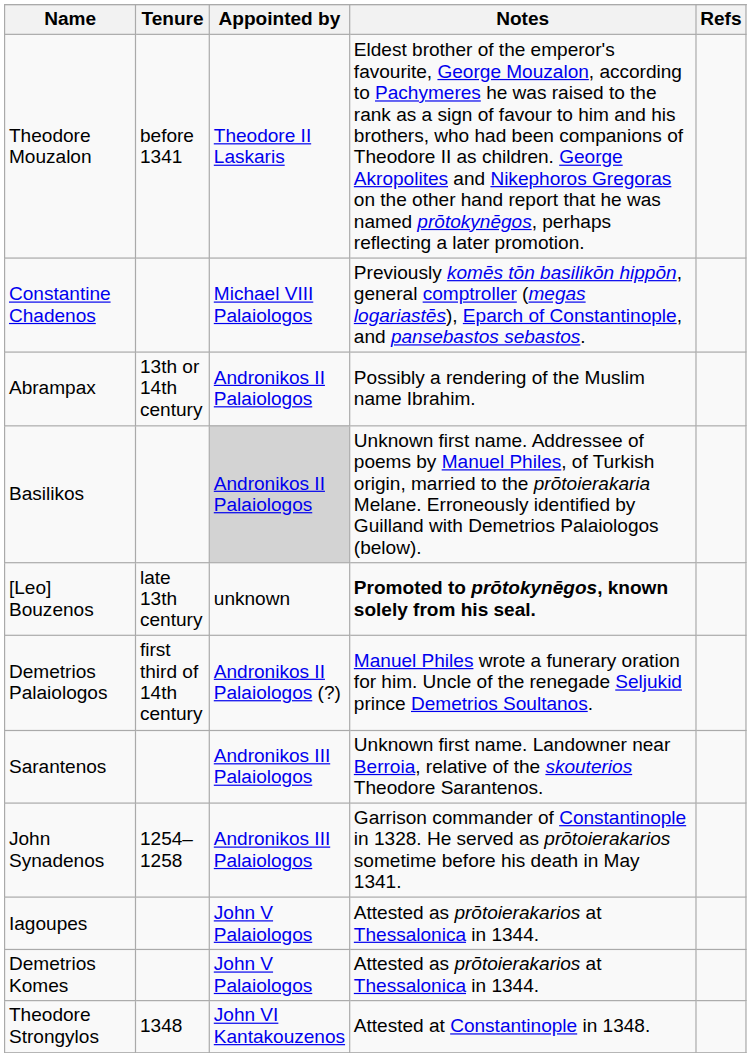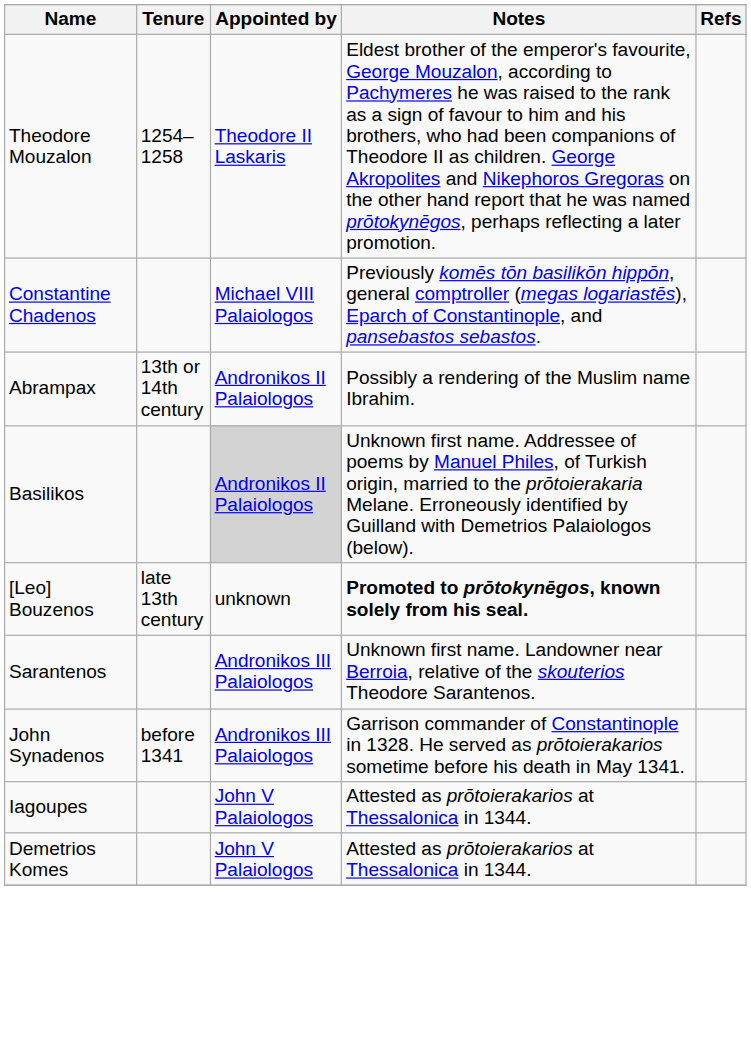(167, 146) before 1341 -> (167, 146) 1254–1258
- row: (58, 682)
(166, 850) 1254–1258 -> (168, 745) before 1341
- row: (54, 1026)
